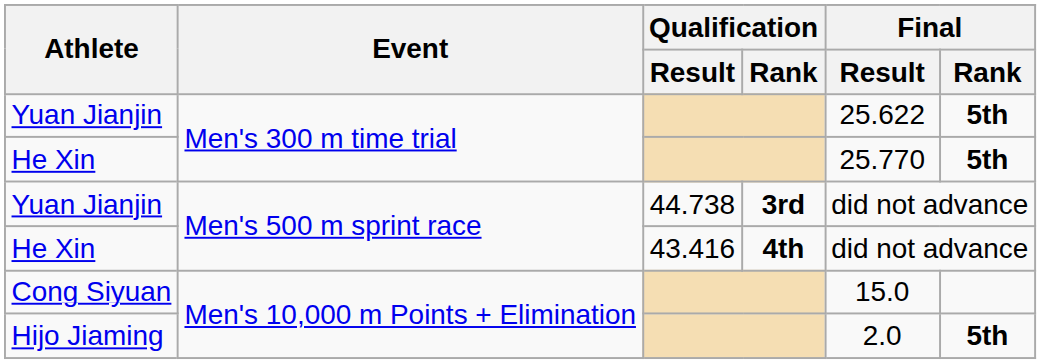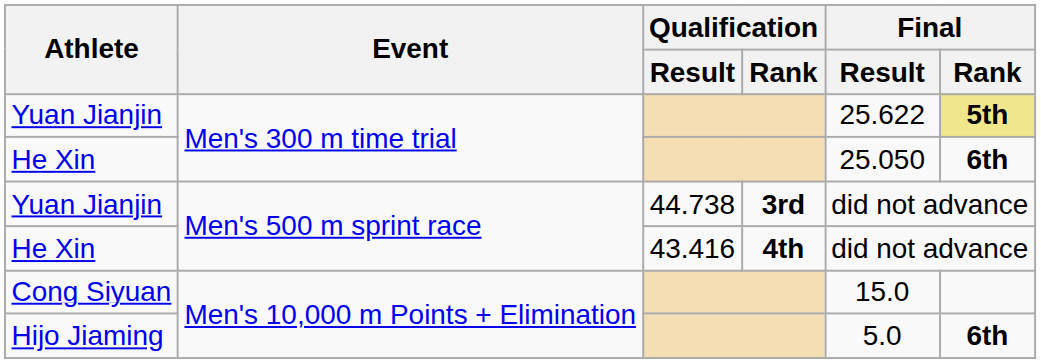(987, 116) no background -> (987, 116) khaki background
(882, 160) 25.770 -> (882, 160) 25.050
(987, 160) 5th -> (987, 160) 6th
(882, 336) 2.0 -> (882, 336) 5.0
(987, 336) 5th -> (987, 336) 6th
